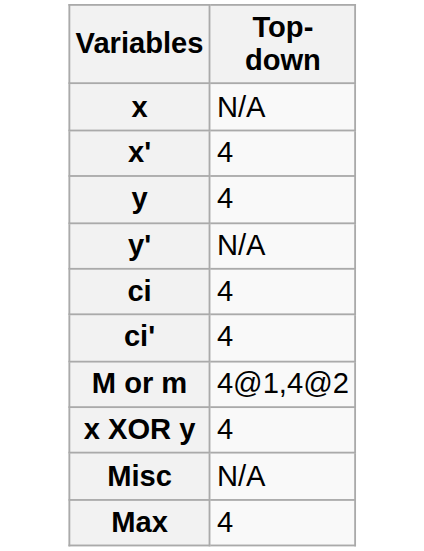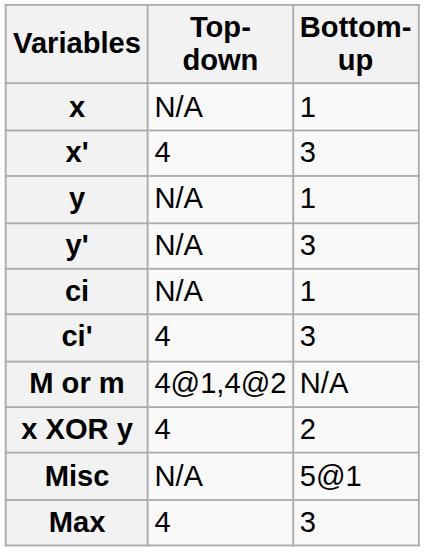+ column: (356, 43)
(225, 198) 4 -> (179, 198) N/A
(225, 291) 4 -> (179, 291) N/A
